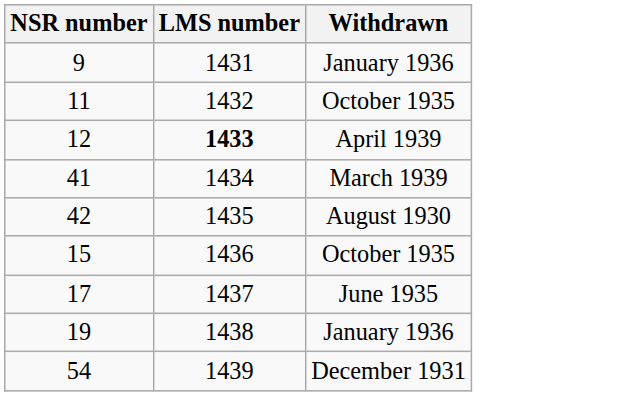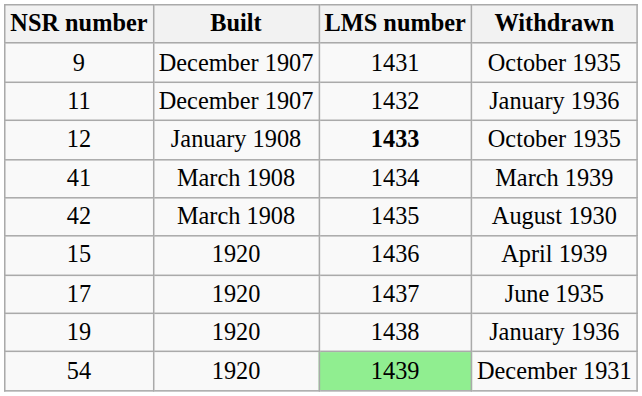+ column: (236, 23)
(388, 62) January 1936 -> (554, 62) October 1935
(388, 100) October 1935 -> (554, 100) January 1936
(388, 139) April 1939 -> (554, 139) October 1935
(388, 255) October 1935 -> (554, 255) April 1939
(229, 370) no background -> (395, 370) lightgreen background
